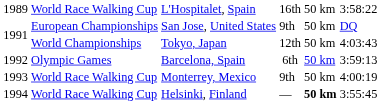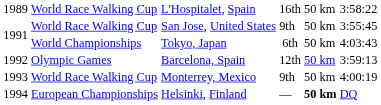(95, 26) European Championships -> (94, 26) World Race Walking Cup
(349, 26) DQ -> (359, 26) 3:55:45
(290, 43) 12th -> (290, 43) 6th
(290, 60) 6th -> (290, 60) 12th
(94, 94) World Race Walking Cup -> (95, 94) European Championships
(359, 94) 3:55:45 -> (349, 94) DQ
